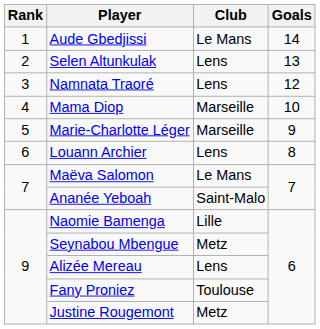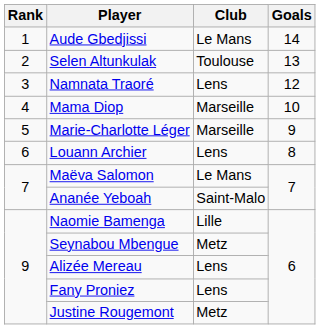(212, 61) Lens -> (225, 61) Toulouse
(225, 289) Toulouse -> (212, 289) Lens
